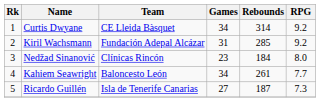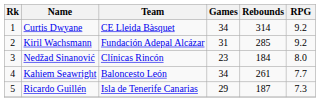(223, 89) 27 -> (223, 89) 29
